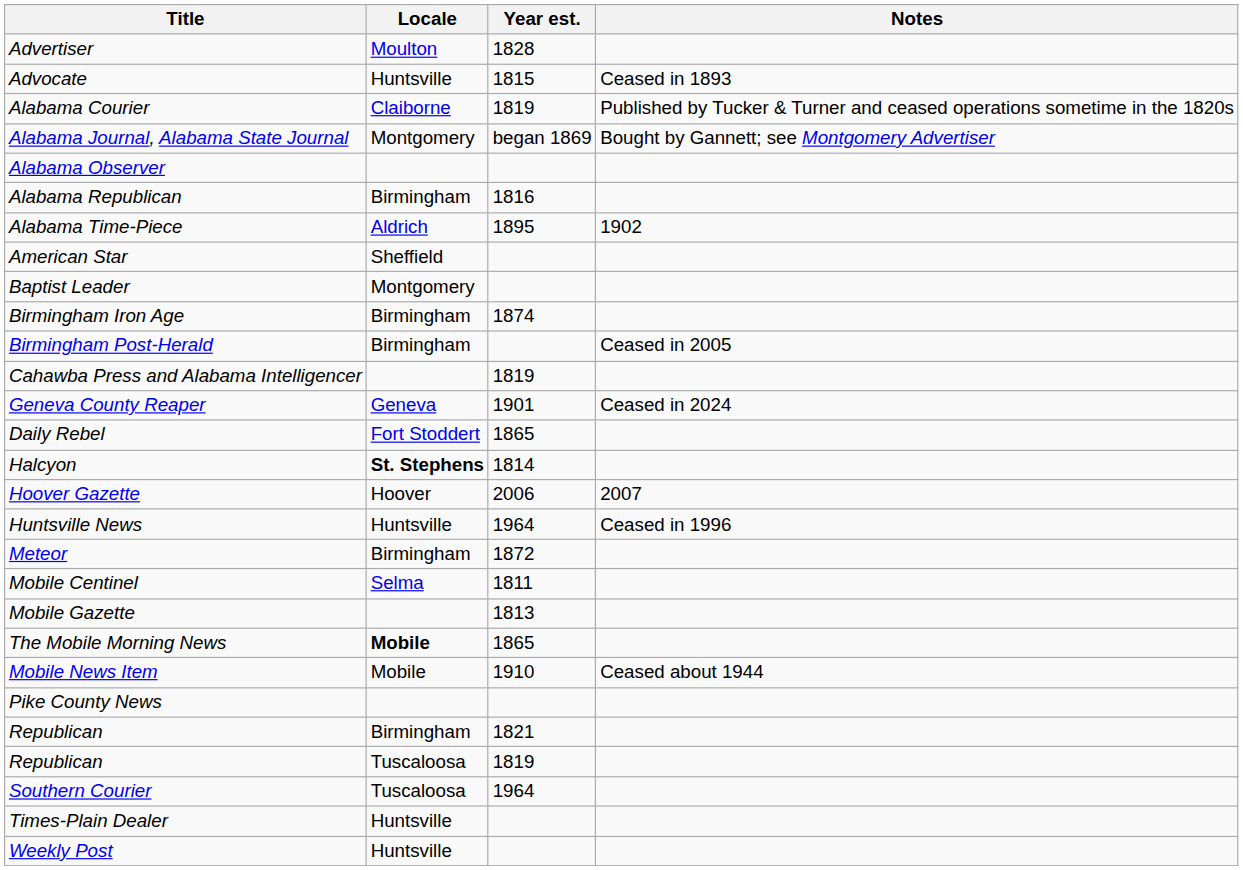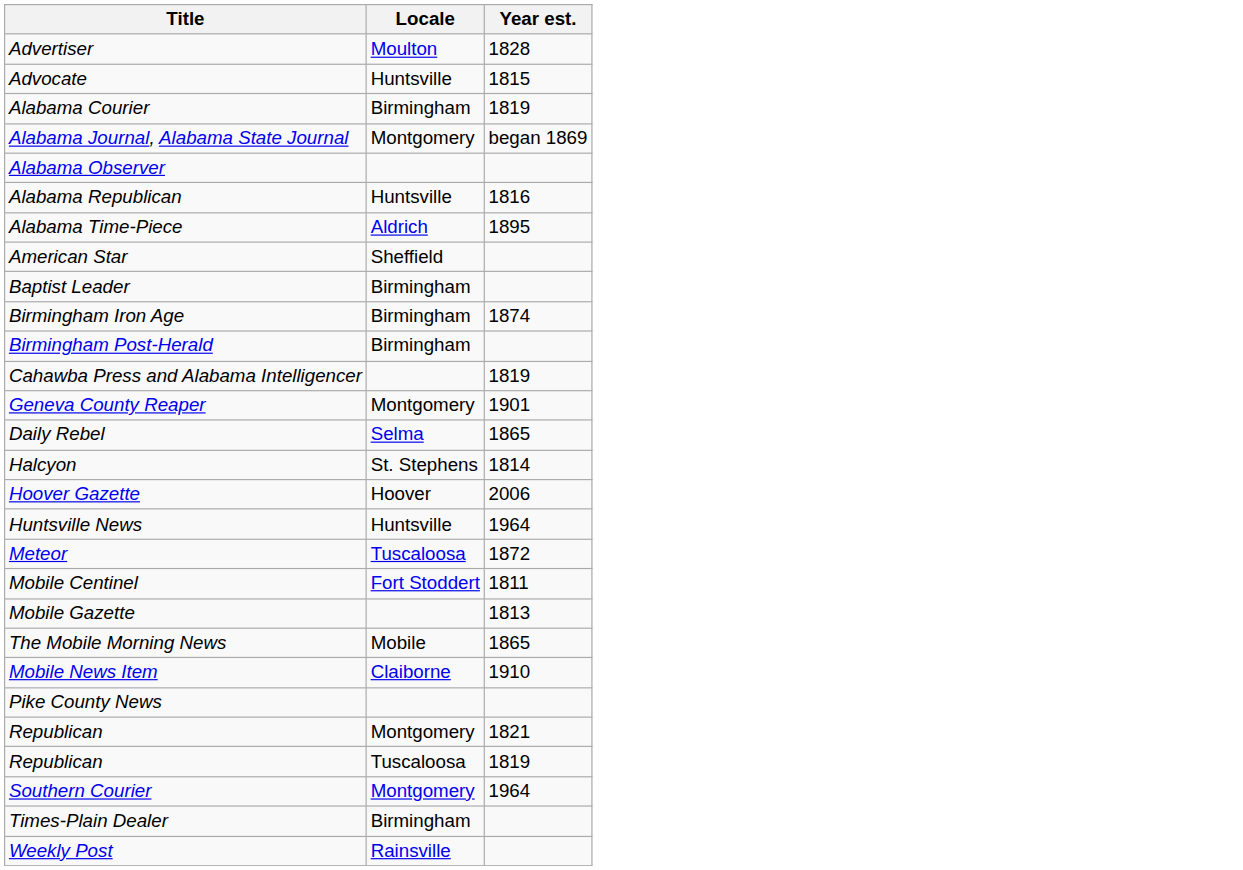- column: (917, 19)
(411, 108) Claiborne -> (421, 108) Birmingham
(421, 197) Birmingham -> (411, 197) Huntsville
(423, 286) Montgomery -> (421, 286) Birmingham
(403, 405) Geneva -> (423, 405) Montgomery
(425, 434) Fort Stoddert -> (397, 434) Selma
(427, 464) bold -> (424, 464) normal
(421, 553) Birmingham -> (418, 553) Tuscaloosa
(397, 583) Selma -> (425, 583) Fort Stoddert
(400, 642) bold -> (398, 642) normal
(398, 672) Mobile -> (411, 672) Claiborne
(421, 731) Birmingham -> (423, 731) Montgomery
(418, 791) Tuscaloosa -> (423, 791) Montgomery
(411, 820) Huntsville -> (421, 820) Birmingham
(411, 850) Huntsville -> (411, 850) Rainsville
